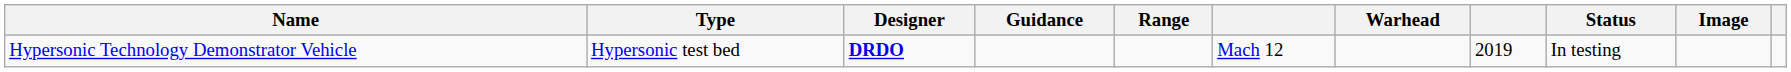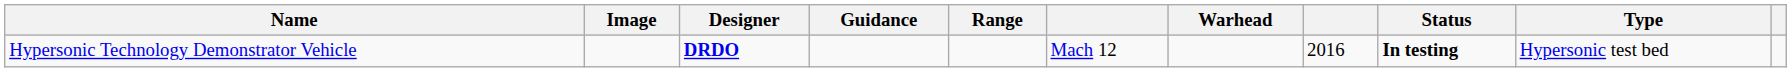columns swapped: (715, 19) <-> (1724, 19)
(1494, 50) 2019 -> (1326, 50) 2016
(1586, 50) normal -> (1420, 50) bold
